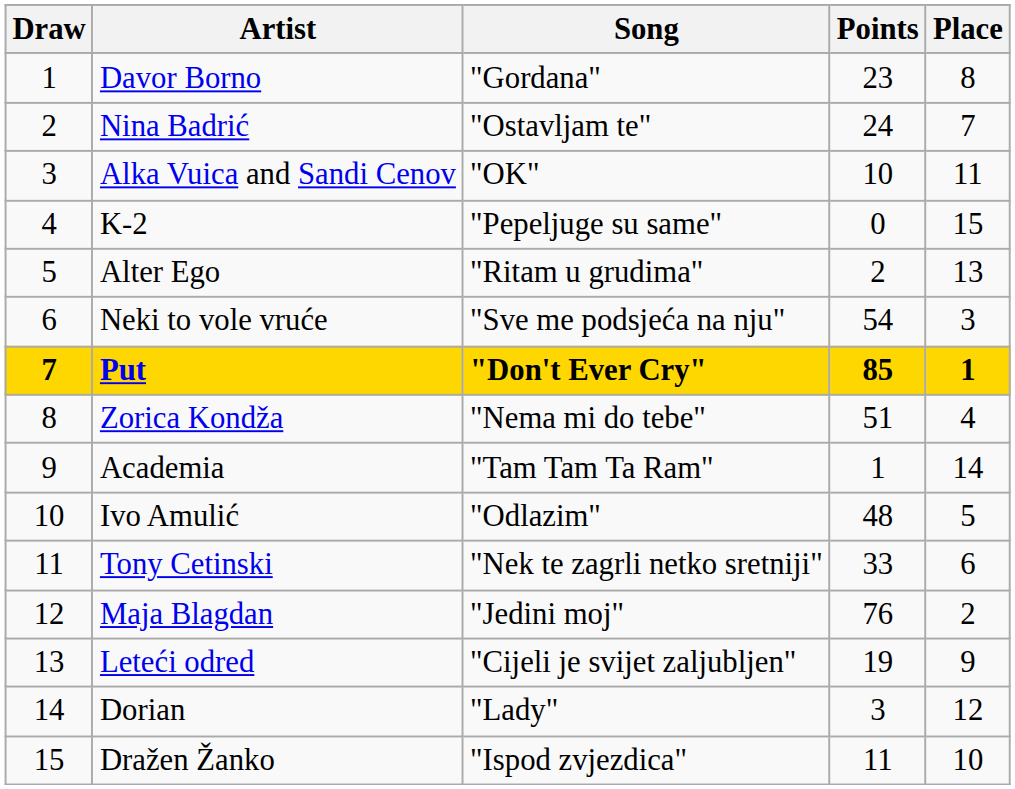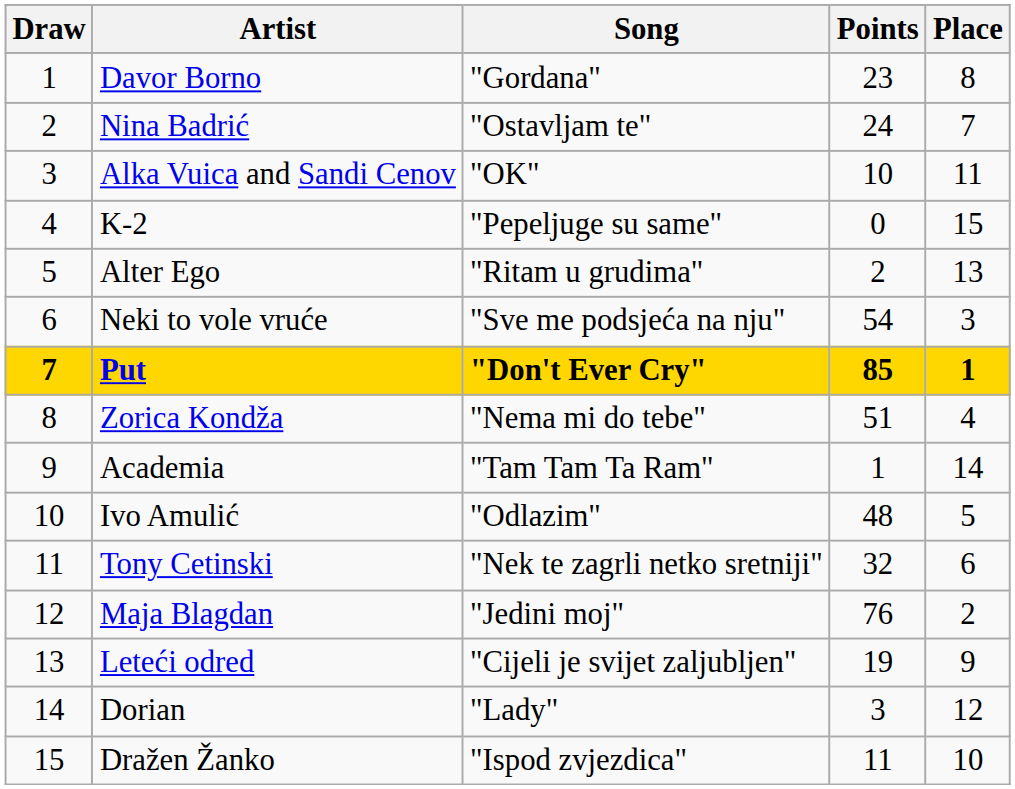(878, 564) 33 -> (878, 564) 32
